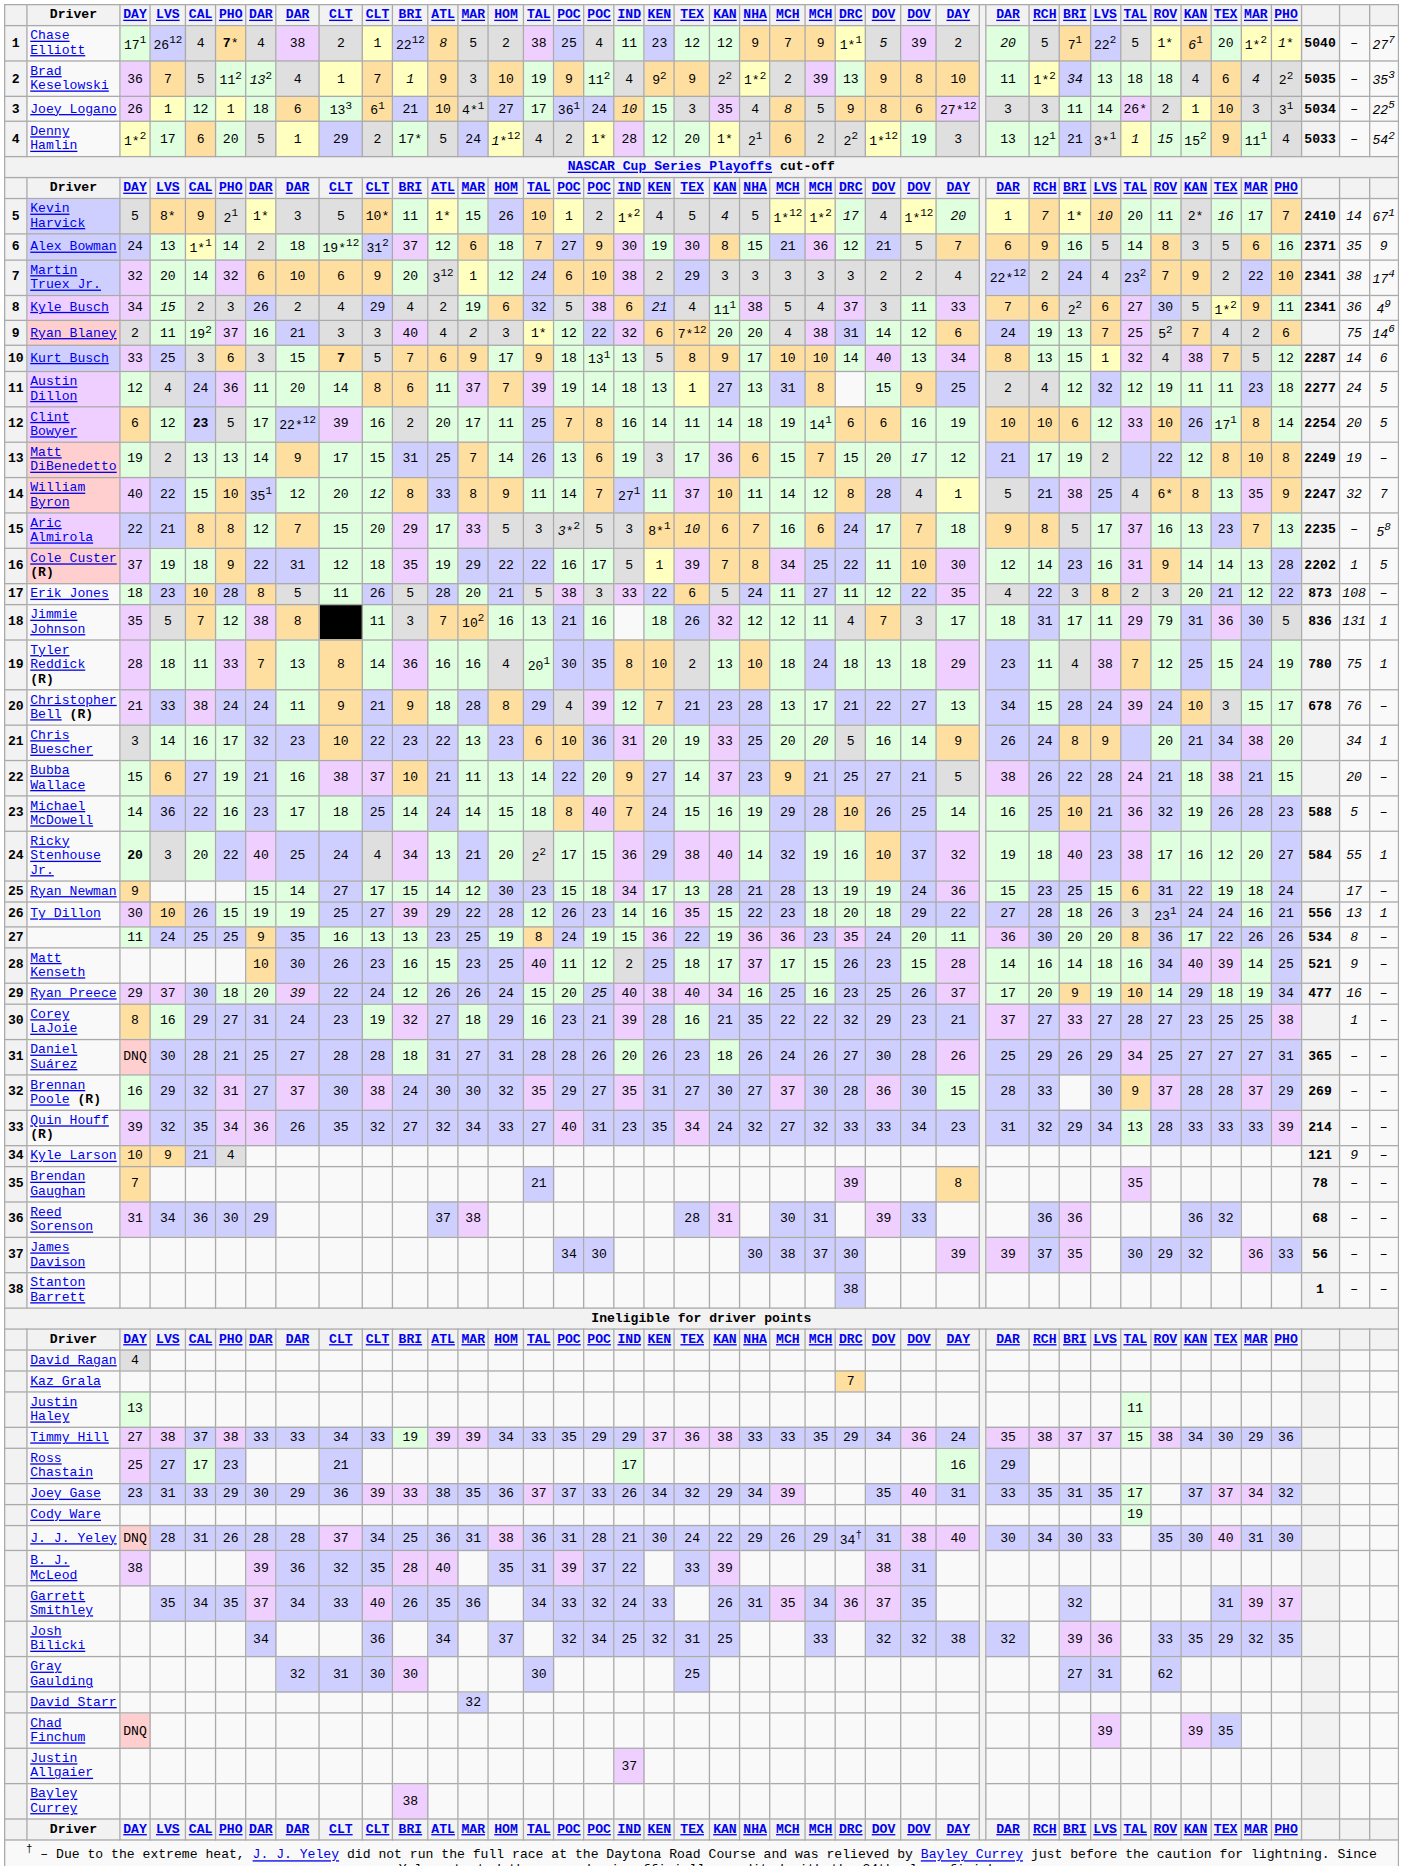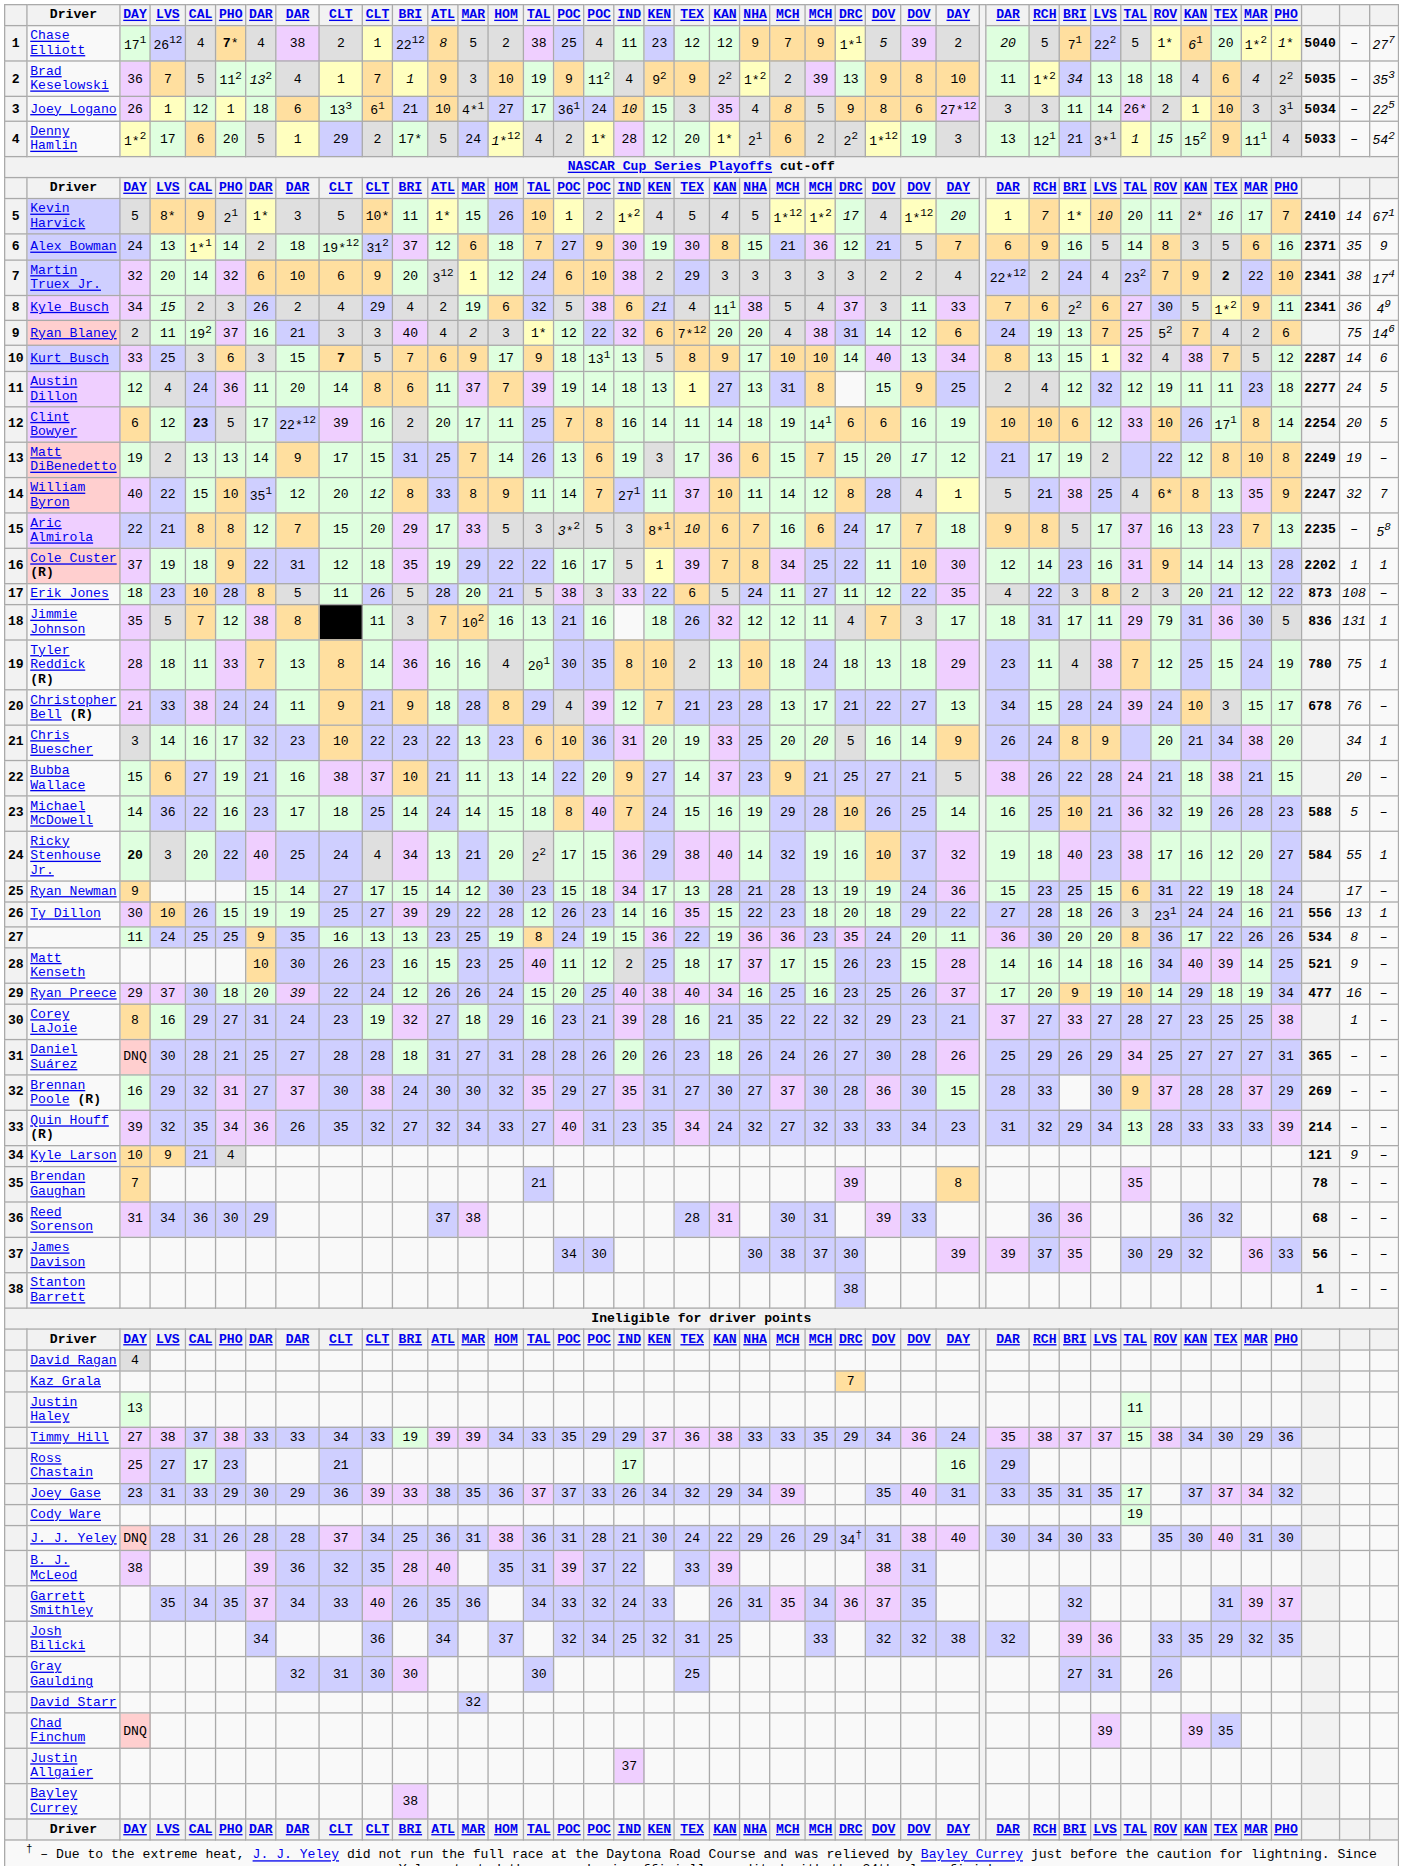(1226, 277) normal -> (1226, 277) bold
(1384, 566) 5 -> (1384, 566) 1
(1165, 1675) 62 -> (1165, 1675) 26
